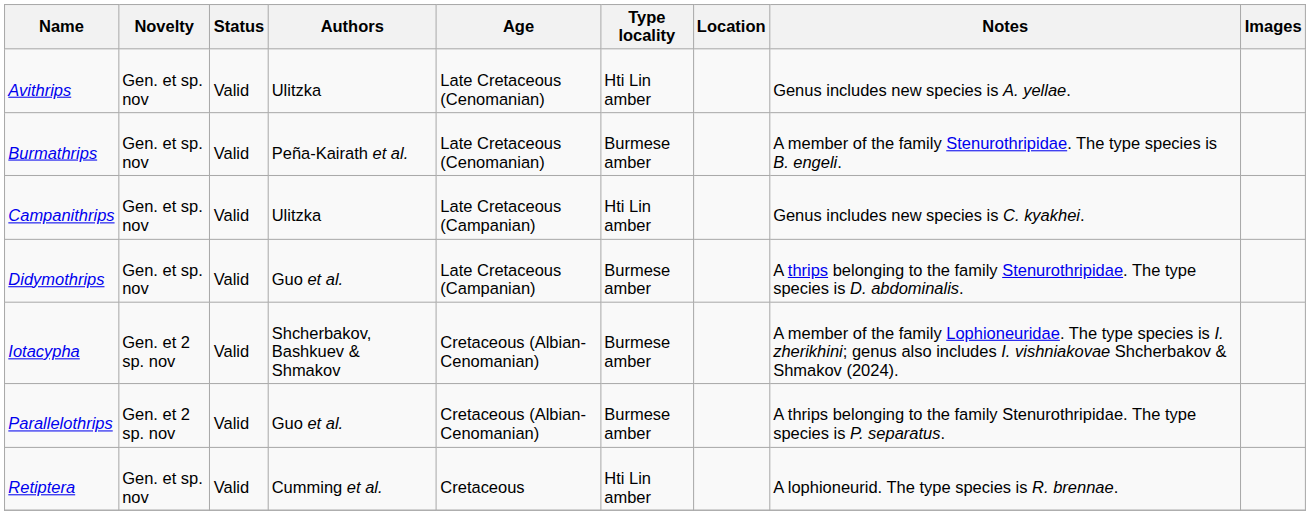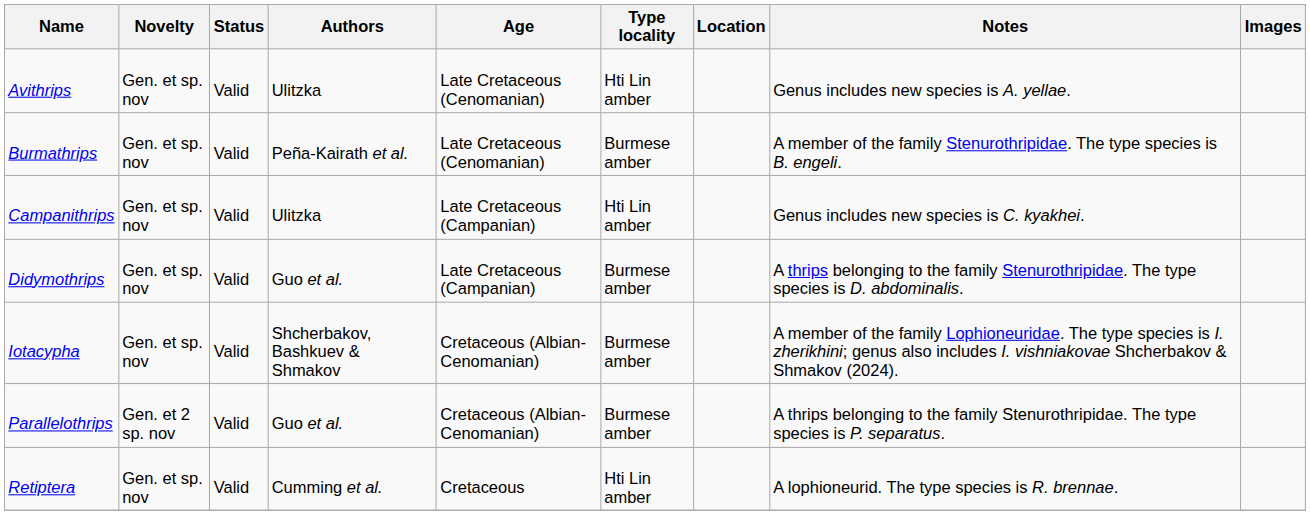(156, 352) Gen. et 2 sp. nov -> (162, 352) Gen. et sp. nov
